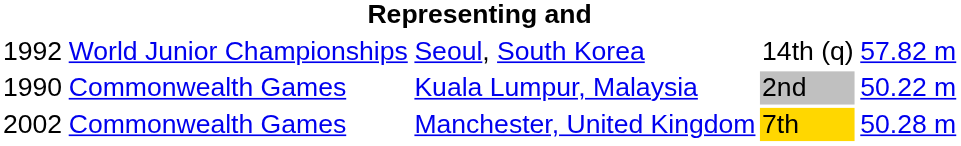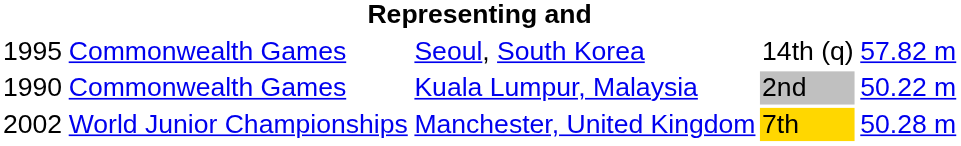(33, 51) 1992 -> (33, 51) 1995
(238, 51) World Junior Championships -> (207, 51) Commonwealth Games
(207, 124) Commonwealth Games -> (238, 124) World Junior Championships
